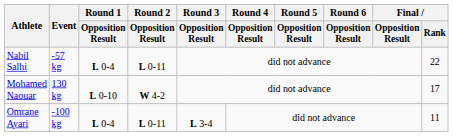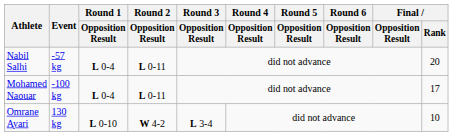(435, 61) 22 -> (435, 61) 20
(59, 89) 130 kg -> (61, 89) -100 kg
(103, 95) L 0-10 -> (103, 95) L 0-4
(152, 95) W 4-2 -> (152, 95) L 0-11
(61, 118) -100 kg -> (59, 118) 130 kg
(103, 123) L 0-4 -> (103, 123) L 0-10
(152, 123) L 0-11 -> (152, 123) W 4-2
(435, 118) 11 -> (435, 118) 10
